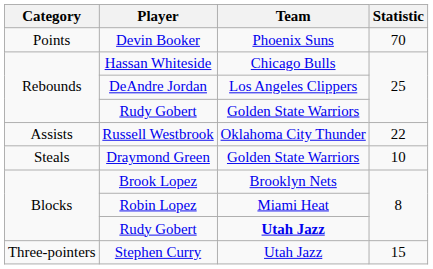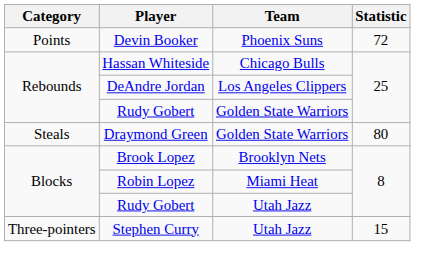(398, 39) 70 -> (381, 39) 72
- row: (52, 134)
(398, 157) 10 -> (381, 134) 80
(293, 228) bold -> (282, 205) normal
